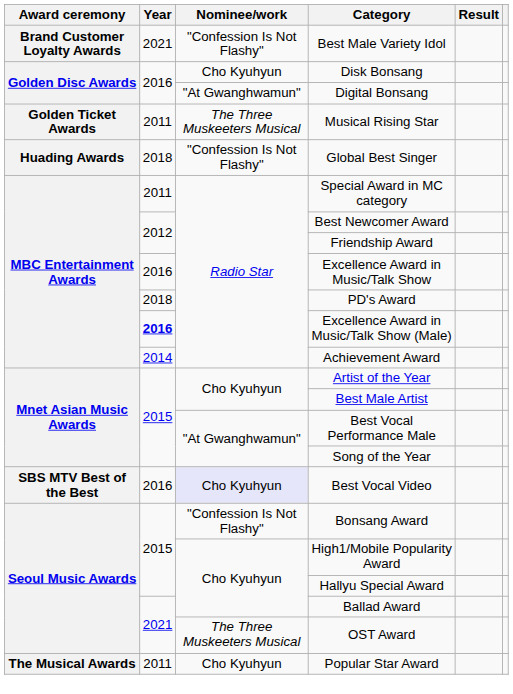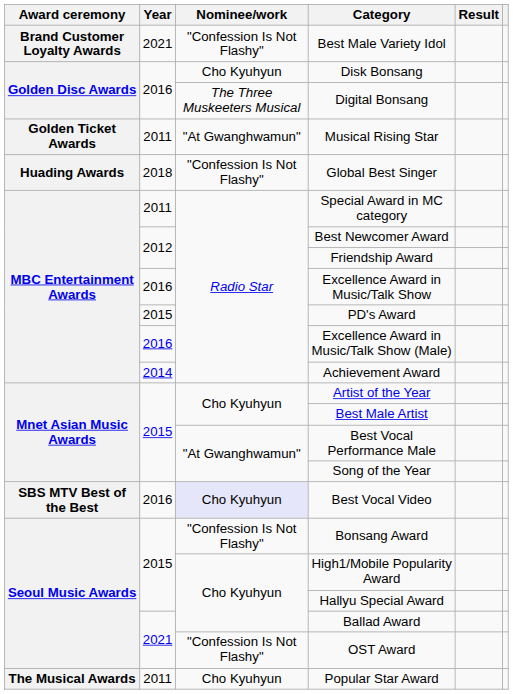(242, 93) "At Gwanghwamun" -> (242, 100) The Three Muskeeters Musical
(242, 121) The Three Muskeeters Musical -> (242, 136) "At Gwanghwamun"
(158, 300) 2018 -> (158, 315) 2015
(158, 328) bold -> (158, 343) normal
(242, 635) The Three Muskeeters Musical -> (242, 650) "Confession Is Not Flashy"
